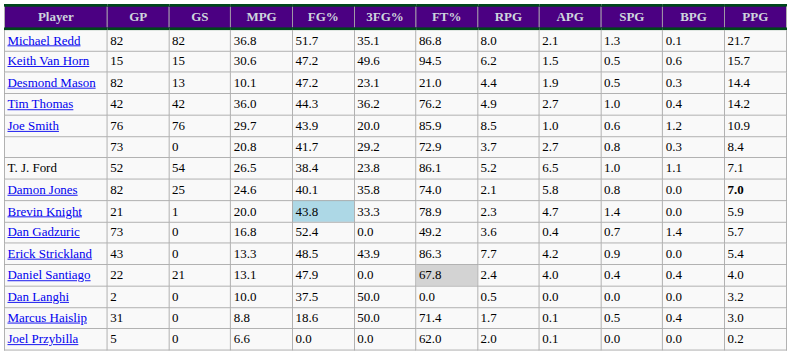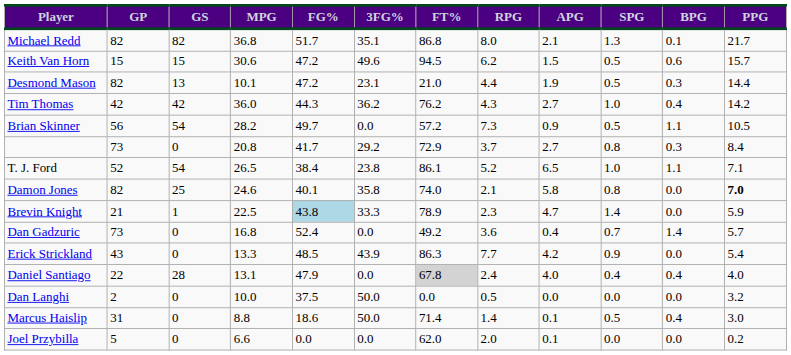(489, 104) 4.9 -> (489, 104) 4.3
- row: (33, 126)
+ row: (44, 126)
(245, 211) 20.0 -> (245, 211) 22.5
(179, 275) 21 -> (179, 275) 28
(489, 318) 1.7 -> (489, 318) 1.4
